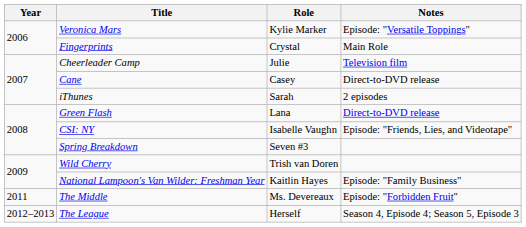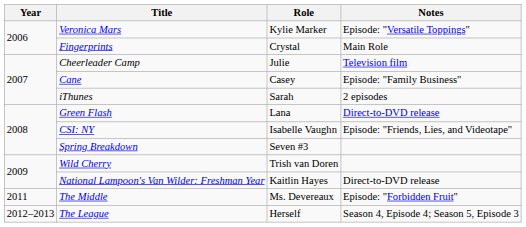(391, 79) Direct-to-DVD release -> (402, 79) Episode: "Family Business"
(402, 180) Episode: "Family Business" -> (391, 180) Direct-to-DVD release
